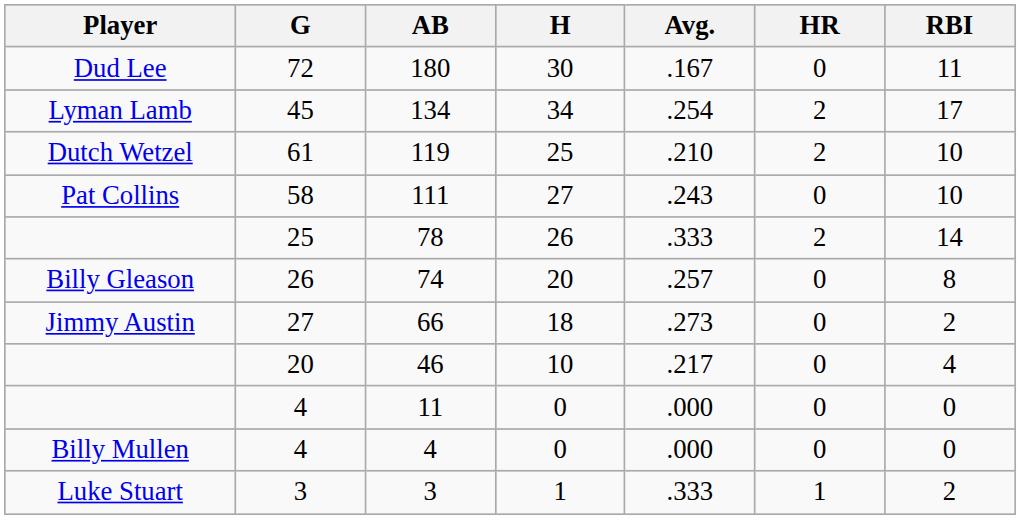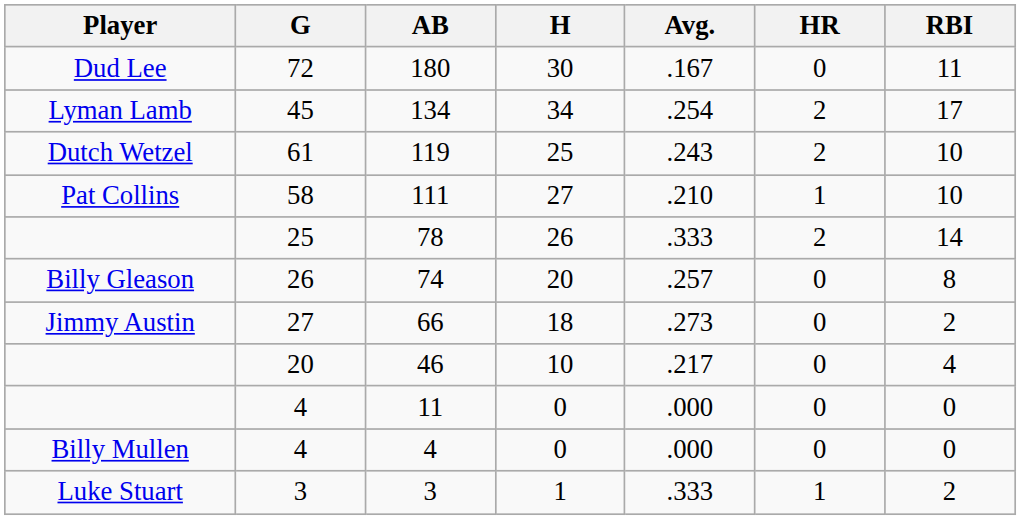(690, 152) .210 -> (690, 152) .243
(690, 195) .243 -> (690, 195) .210
(820, 195) 0 -> (820, 195) 1
